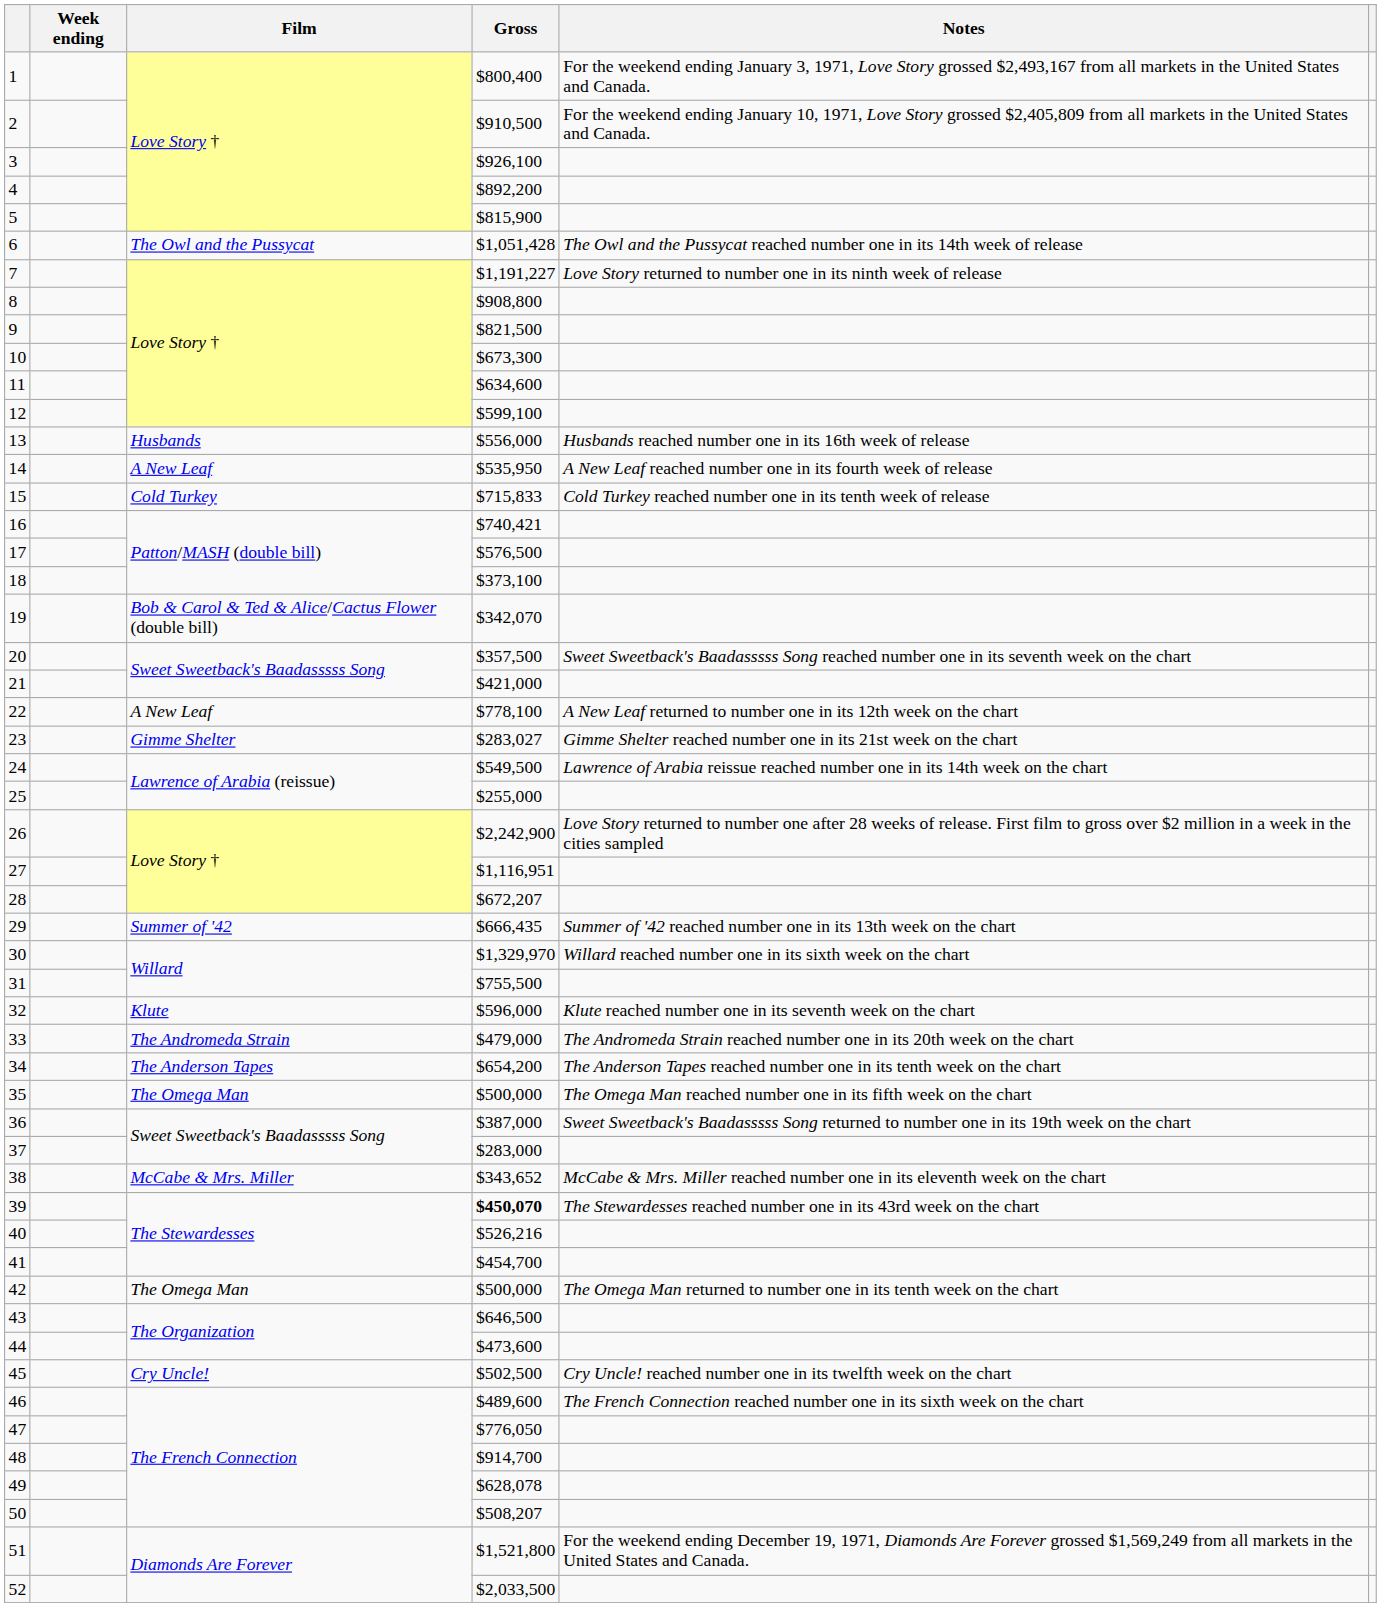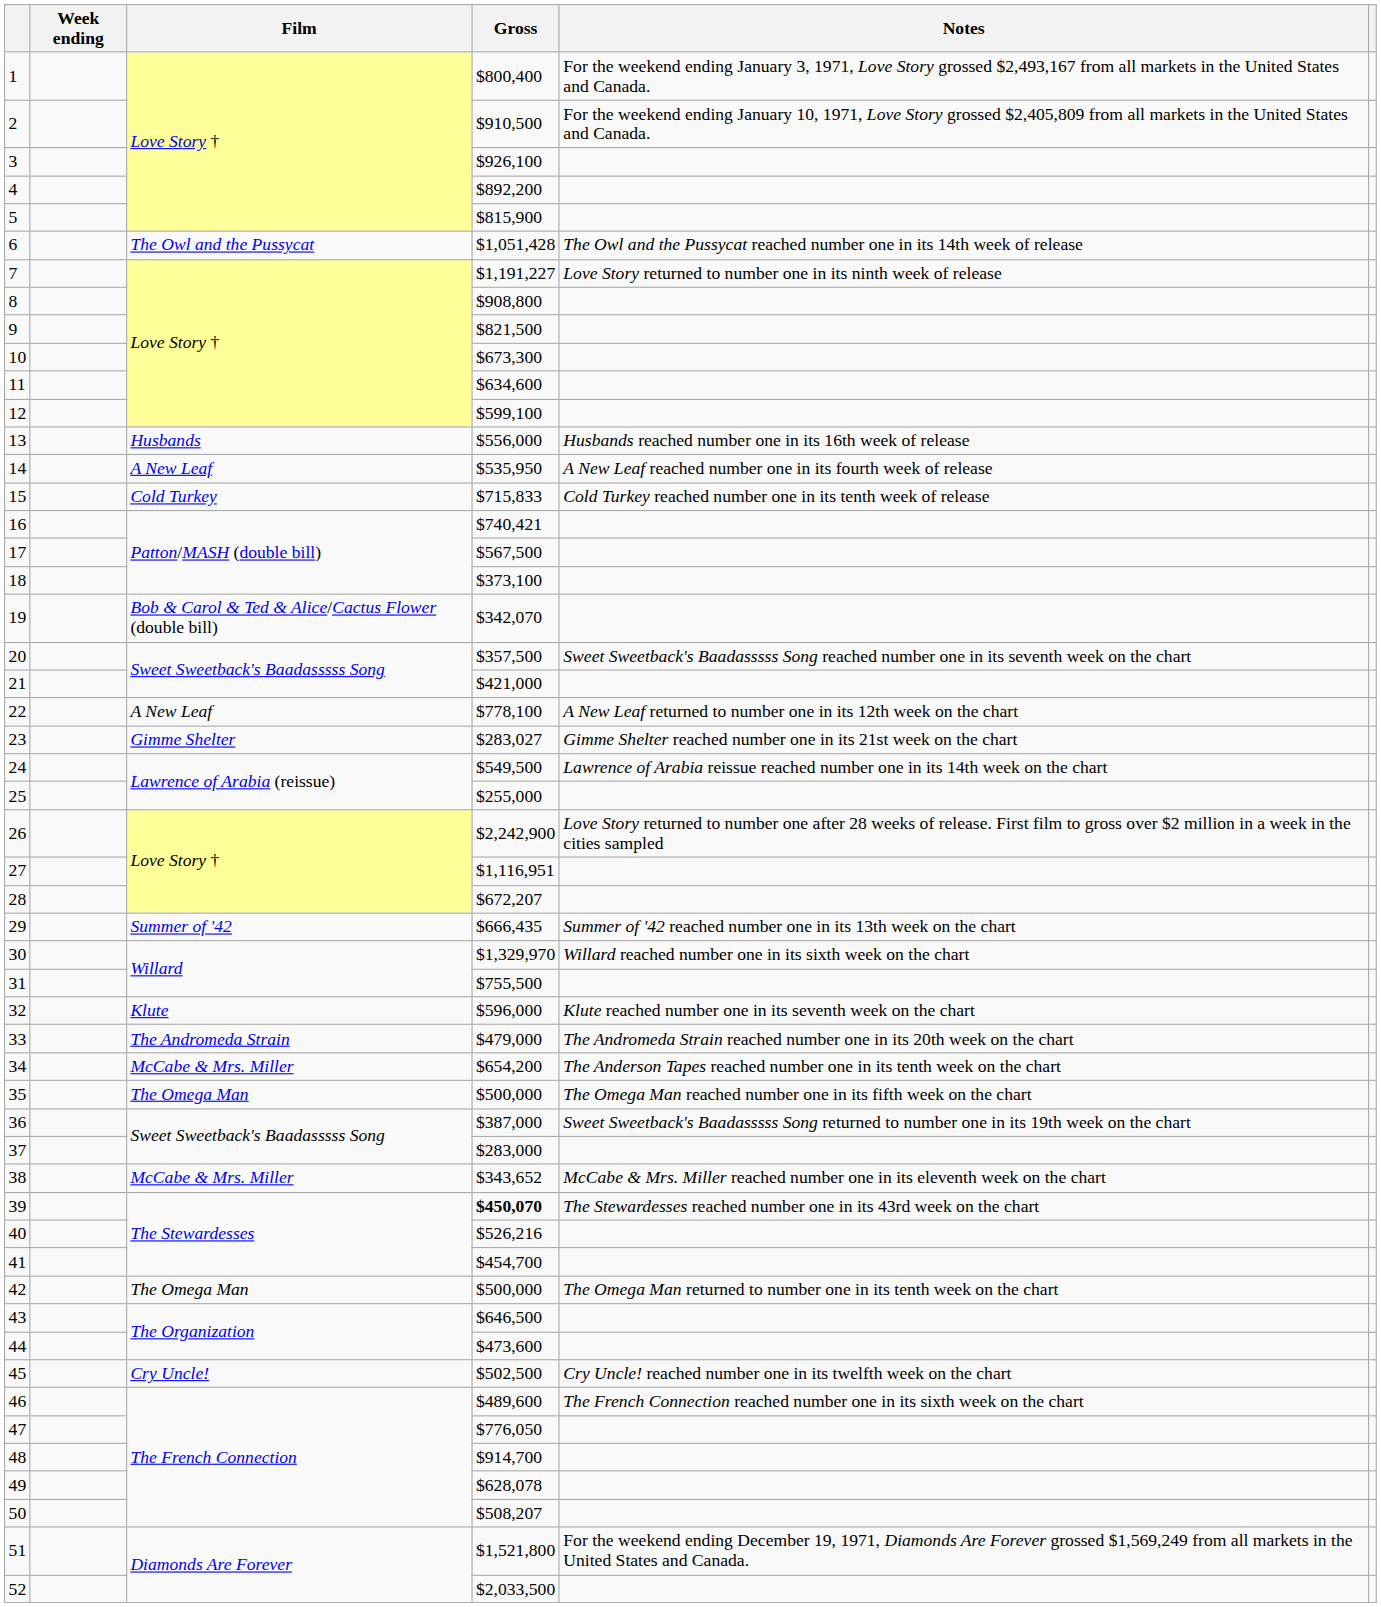(509, 552) $576,500 -> (509, 552) $567,500
(202, 1066) The Anderson Tapes -> (212, 1066) McCabe & Mrs. Miller
